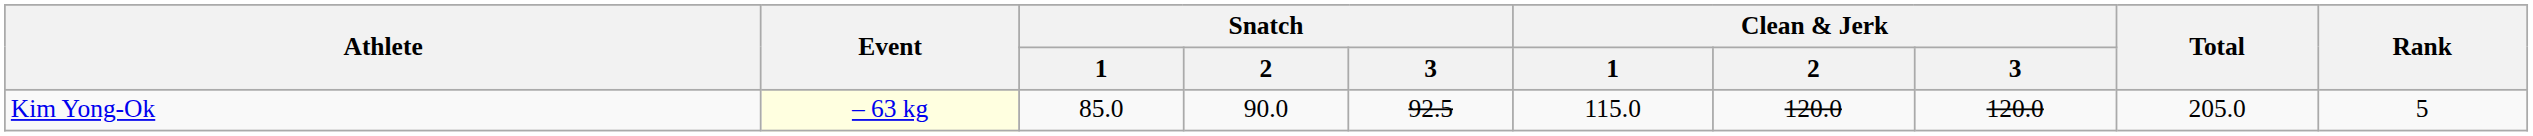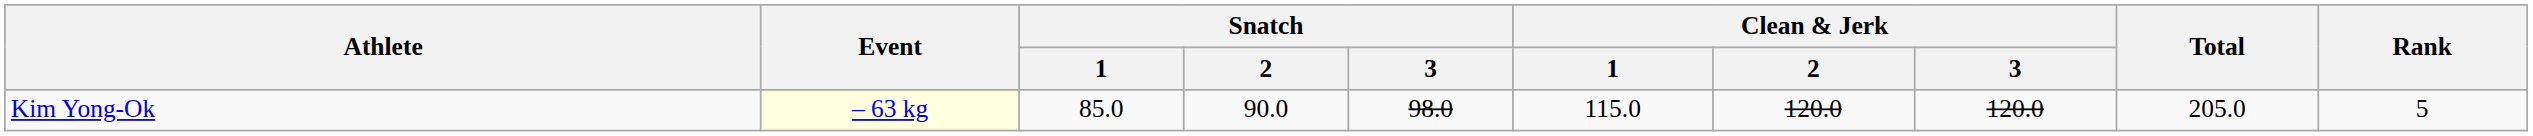(1431, 109) 92.5 -> (1431, 109) 98.0
